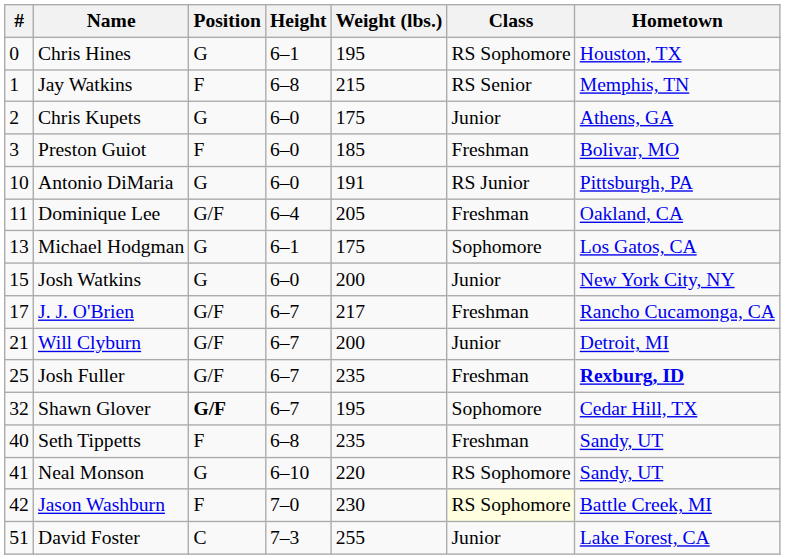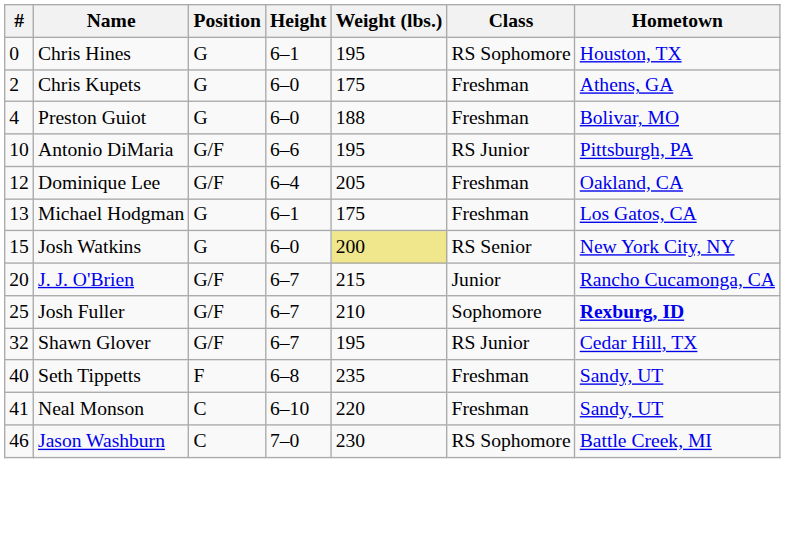- row: (85, 85)
(476, 117) Junior -> (490, 85) Freshman
(14, 150) 3 -> (14, 117) 4
(199, 150) F -> (200, 117) G
(350, 150) 185 -> (350, 117) 188
(200, 182) G -> (209, 150) G/F
(285, 182) 6–0 -> (285, 150) 6–6
(350, 182) 191 -> (350, 150) 195
(19, 214) 11 -> (19, 182) 12
(497, 247) Sophomore -> (490, 214) Freshman
(350, 279) no background -> (350, 247) khaki background
(476, 279) Junior -> (491, 247) RS Senior
(19, 311) 17 -> (19, 279) 20
(350, 311) 217 -> (350, 279) 215
(490, 311) Freshman -> (476, 279) Junior
- row: (90, 344)
(350, 376) 235 -> (350, 311) 210
(490, 376) Freshman -> (497, 311) Sophomore
(210, 408) bold -> (209, 344) normal
(497, 408) Sophomore -> (490, 344) RS Junior
(200, 473) G -> (200, 408) C
(511, 473) RS Sophomore -> (490, 408) Freshman
(19, 505) 42 -> (19, 440) 46
(199, 505) F -> (200, 440) C
(511, 505) lightyellow background -> (511, 440) no background
- row: (89, 537)
